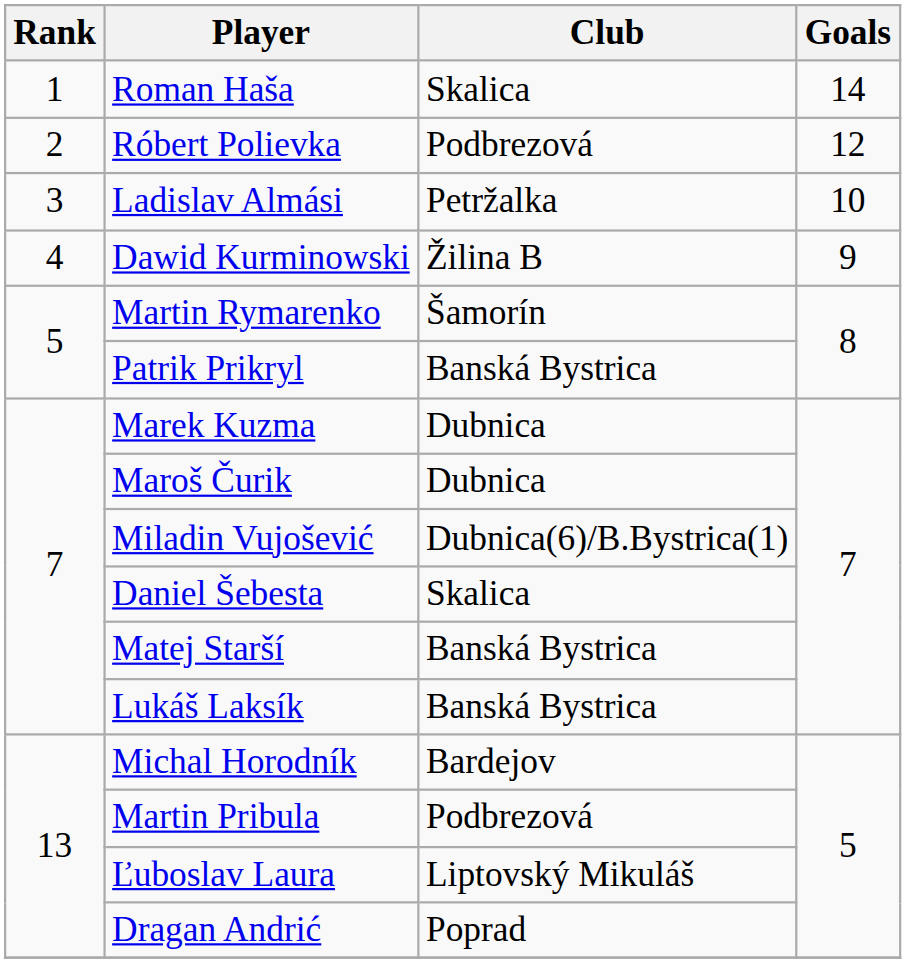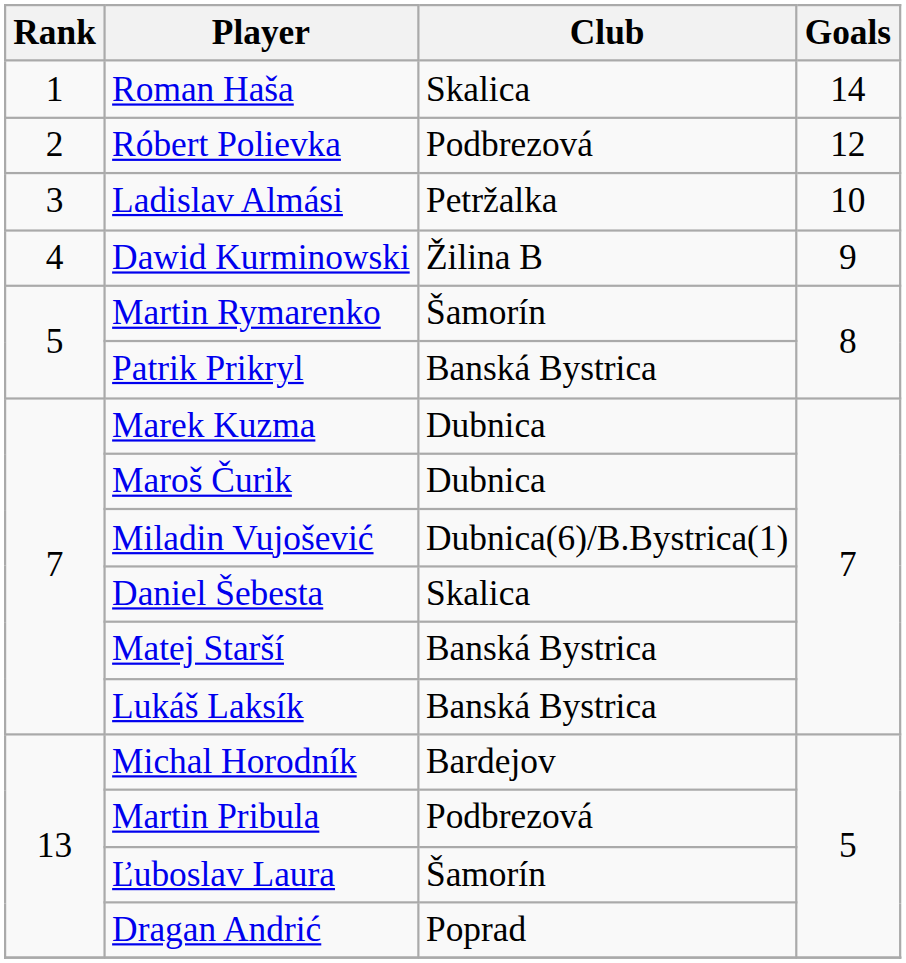(560, 873) Liptovský Mikuláš -> (486, 873) Šamorín
